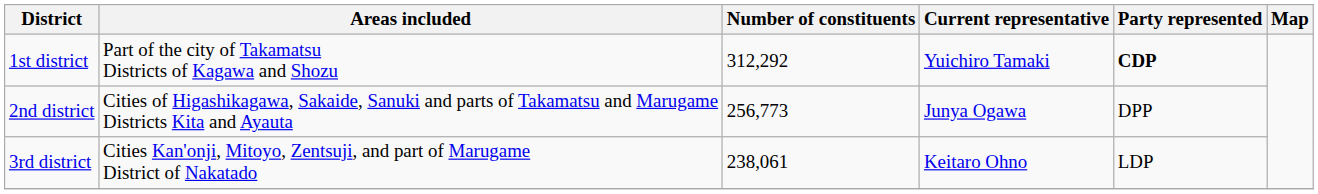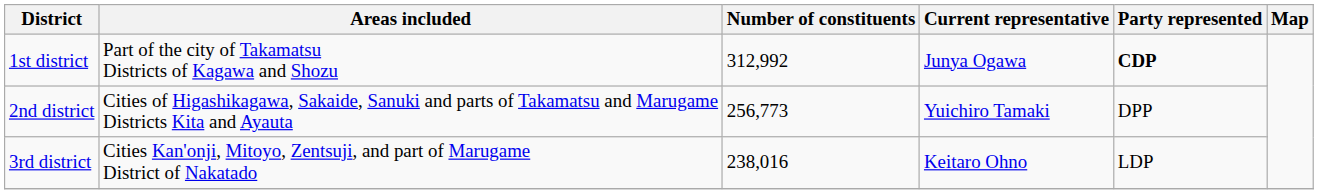(757, 60) 312,292 -> (757, 60) 312,992
(987, 60) Yuichiro Tamaki -> (975, 60) Junya Ogawa
(975, 111) Junya Ogawa -> (987, 111) Yuichiro Tamaki
(757, 162) 238,061 -> (757, 162) 238,016
